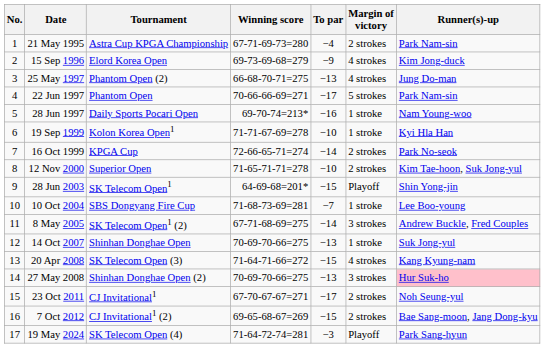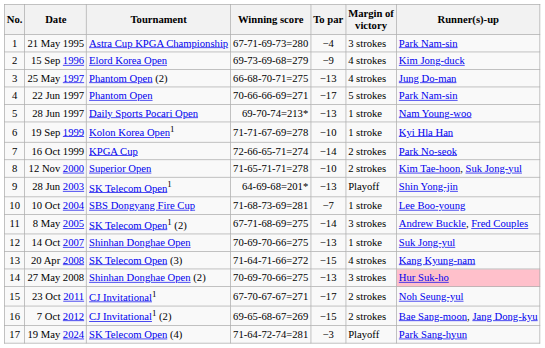(367, 43) 2 strokes -> (367, 43) 3 strokes
(328, 113) −16 -> (328, 113) −13
(328, 187) −15 -> (328, 187) −13
